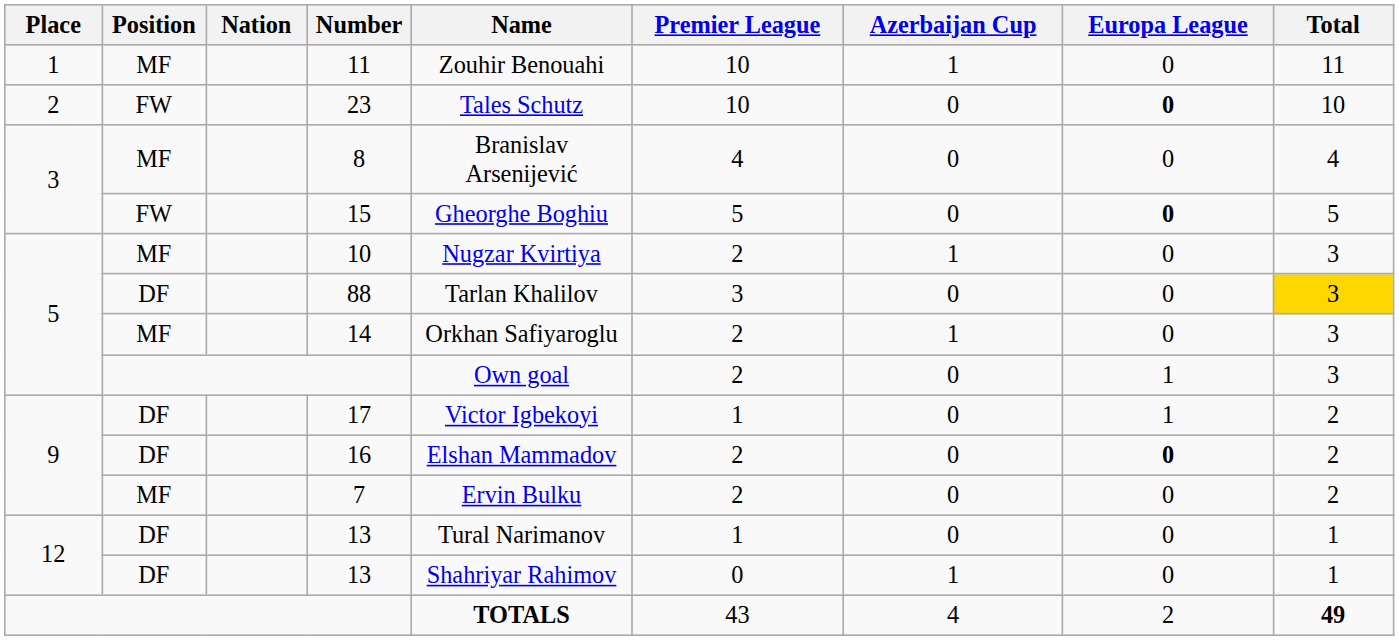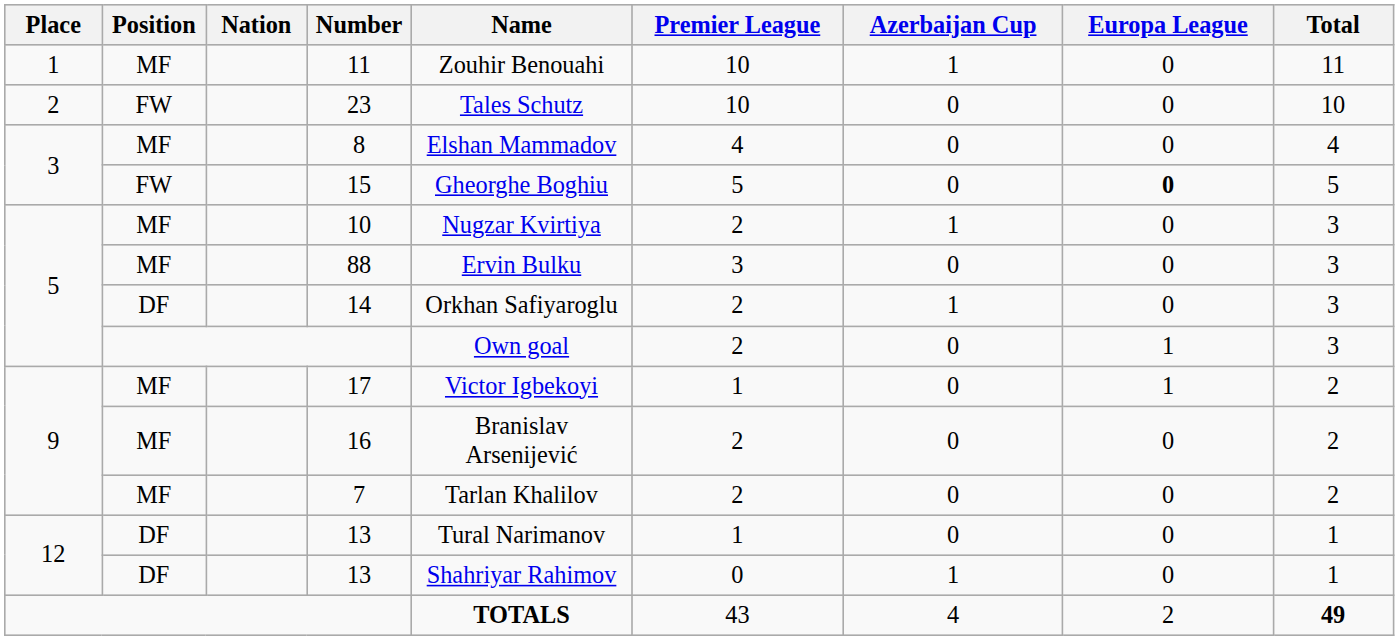(1168, 104) bold -> (1168, 104) normal
(522, 159) Branislav Arsenijević -> (522, 145) Elshan Mammadov
(154, 294) DF -> (154, 265) MF
(522, 294) Tarlan Khalilov -> (522, 265) Ervin Bulku
(1333, 294) gold background -> (1333, 265) no background
(154, 334) MF -> (154, 305) DF
(154, 414) DF -> (154, 385) MF
(154, 454) DF -> (154, 440) MF
(522, 454) Elshan Mammadov -> (522, 440) Branislav Arsenijević
(1168, 454) bold -> (1168, 440) normal
(522, 494) Ervin Bulku -> (522, 494) Tarlan Khalilov
